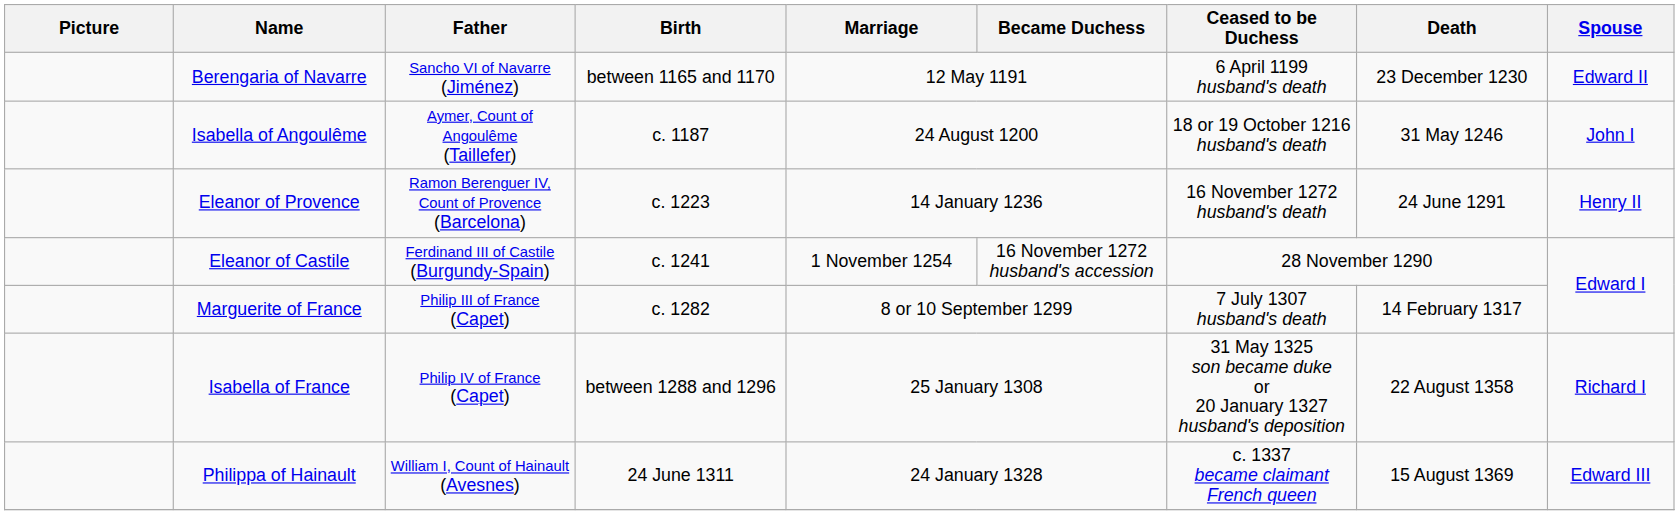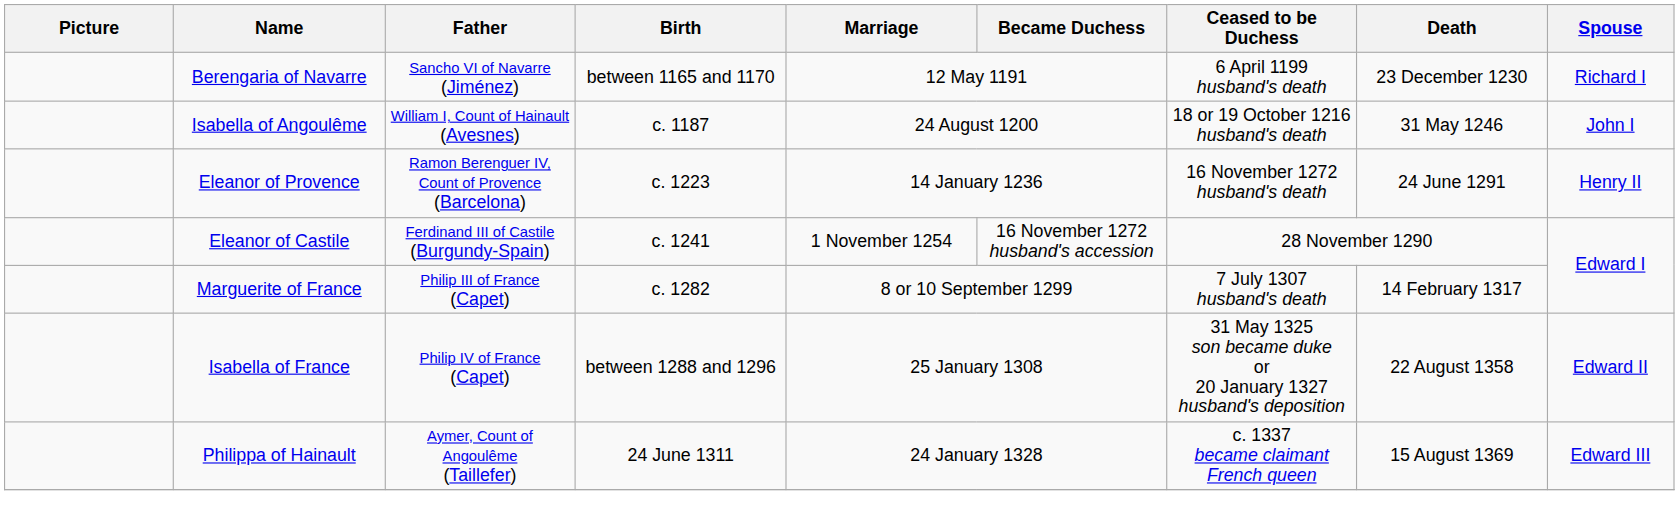(1610, 76) Edward II -> (1610, 76) Richard I
(480, 135) Aymer, Count of Angoulême (Taillefer) -> (480, 125) William I, Count of Hainault (Avesnes)
(1610, 387) Richard I -> (1610, 367) Edward II
(480, 476) William I, Count of Hainault (Avesnes) -> (480, 456) Aymer, Count of Angoulême (Taillefer)
